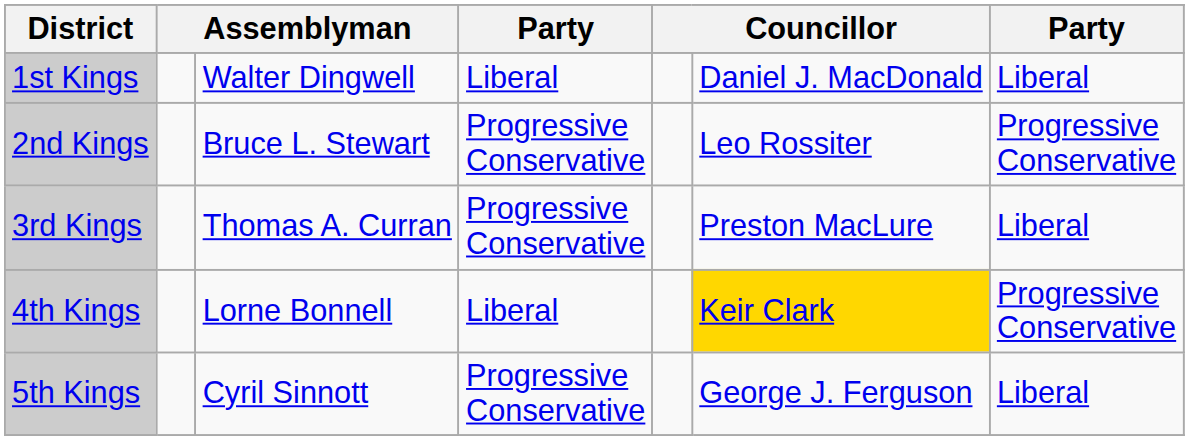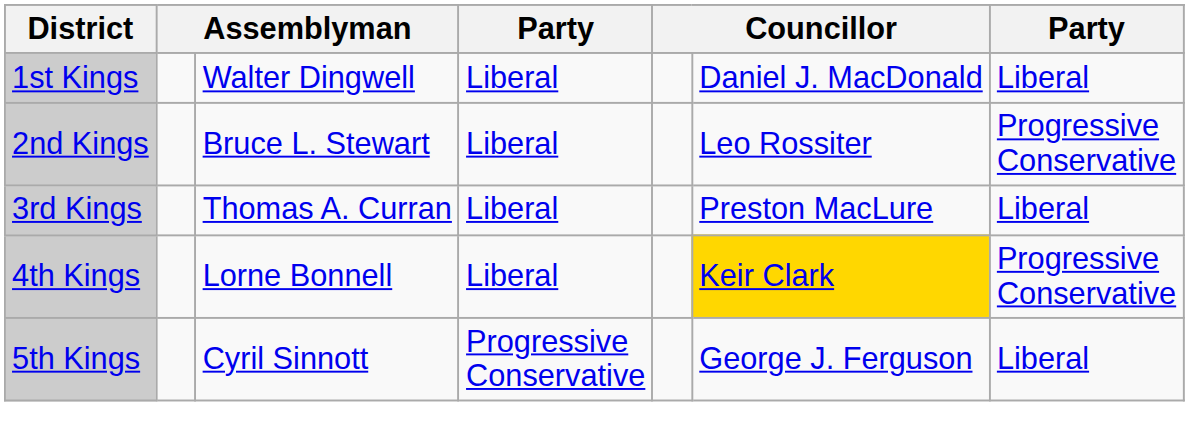(556, 143) Progressive Conservative -> (512, 143) Liberal
(556, 226) Progressive Conservative -> (512, 209) Liberal
